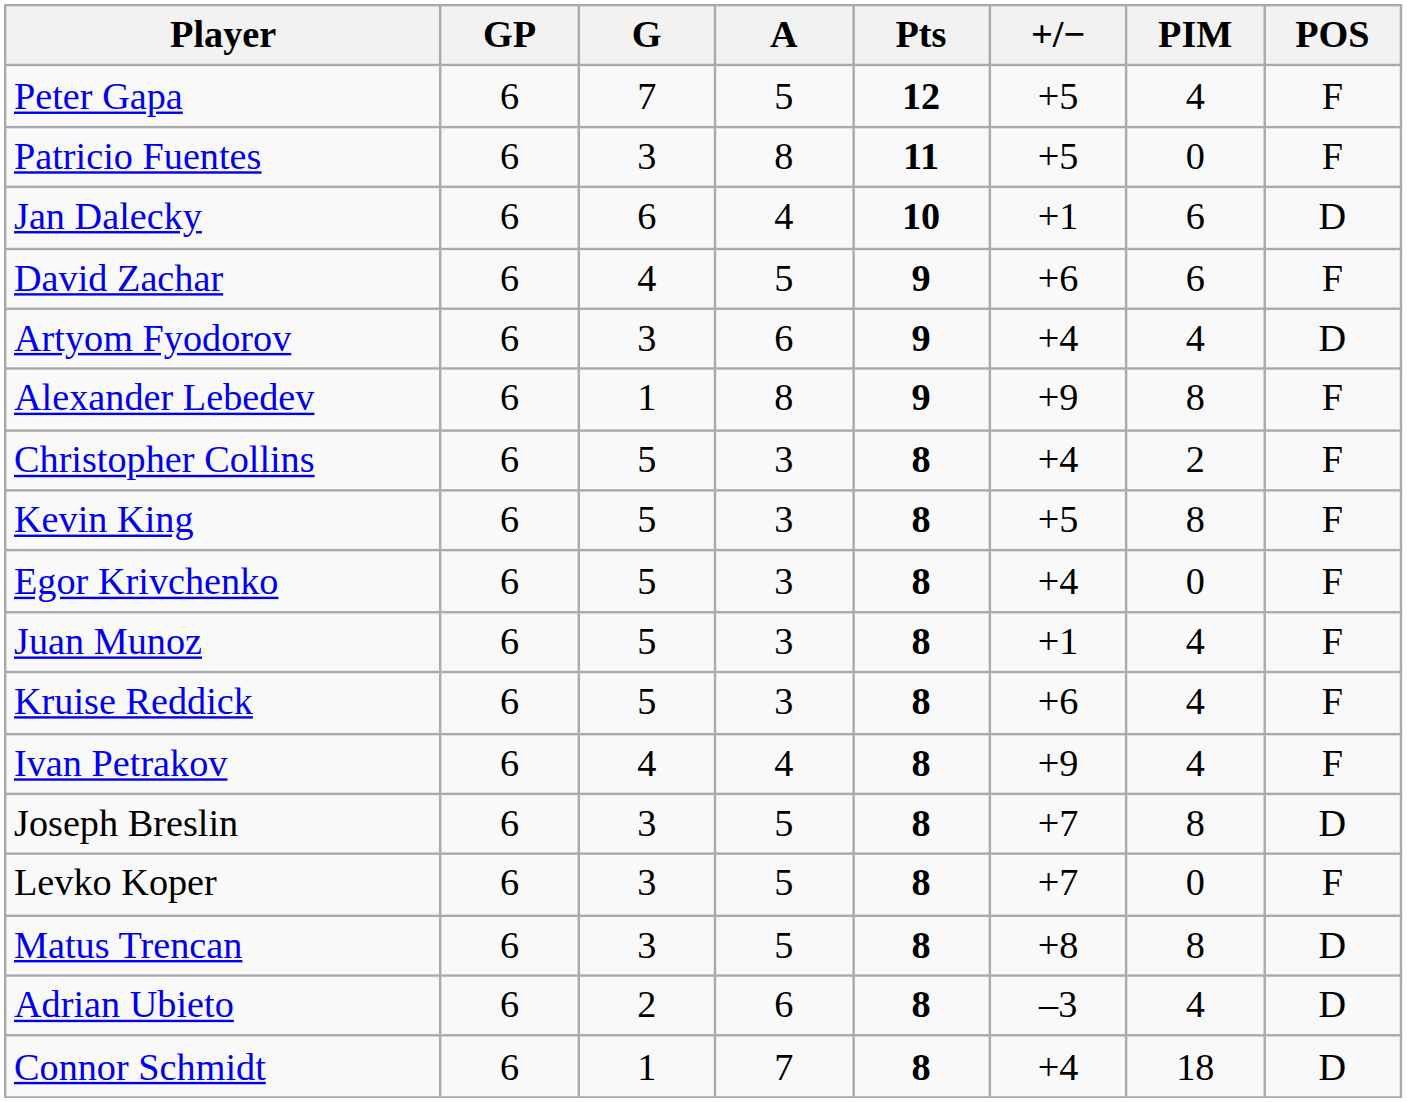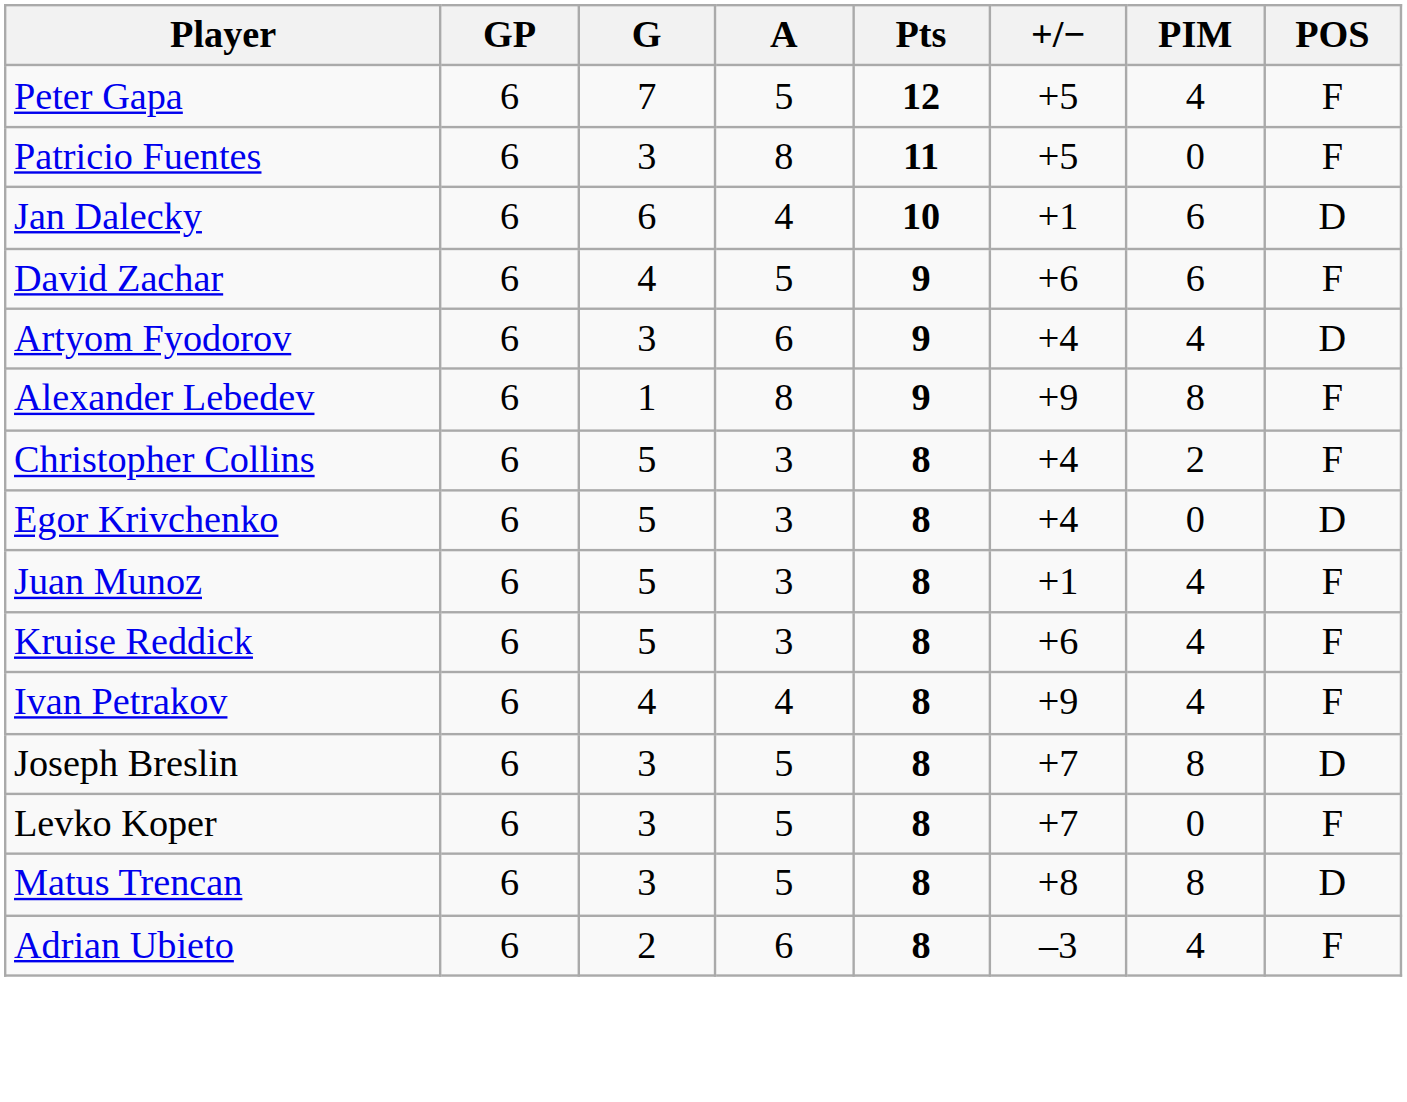- row: (104, 519)
(1332, 580) F -> (1332, 519) D
(1332, 1005) D -> (1332, 944) F
- row: (140, 1065)
